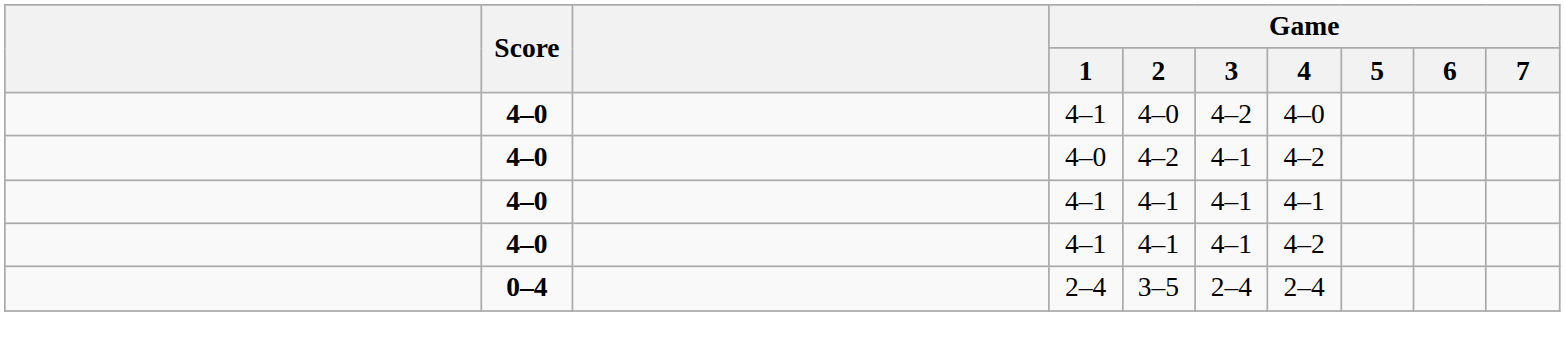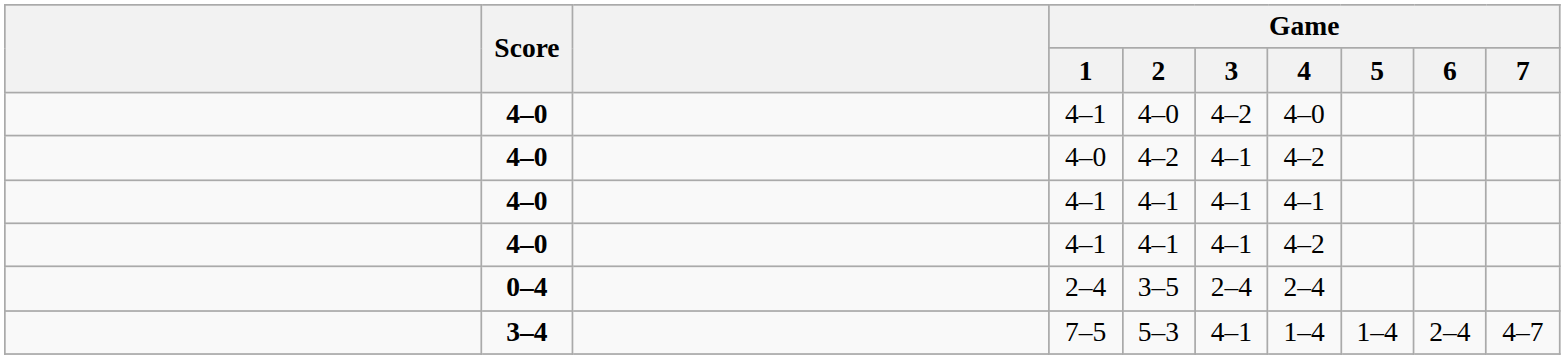+ row: (527, 331)
